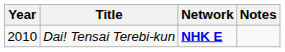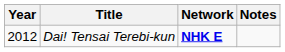(22, 36) 2010 -> (22, 36) 2012
